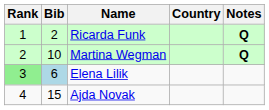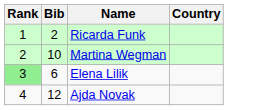- column: (244, 14)
(54, 74) lightblue background -> (54, 74) no background
(54, 94) 15 -> (54, 94) 12
